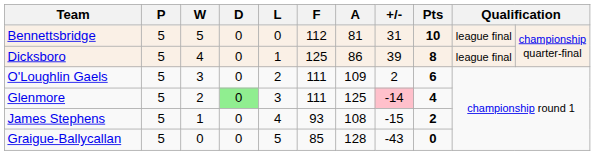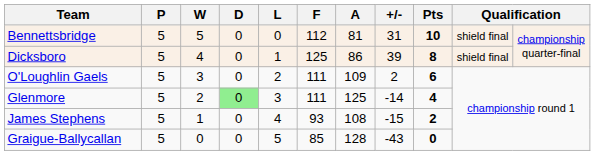(484, 36) league final -> (483, 36) shield final
(484, 57) league final -> (483, 57) shield final
(394, 98) pink background -> (394, 98) no background
